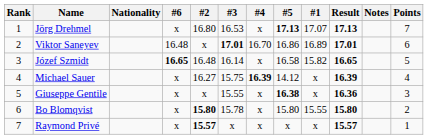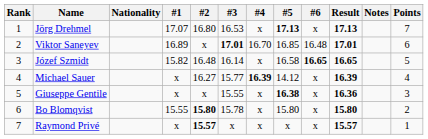columns swapped: (315, 12) <-> (177, 12)
(288, 45) 16.86 -> (288, 45) 16.85
(232, 77) 15.75 -> (232, 77) 15.77
